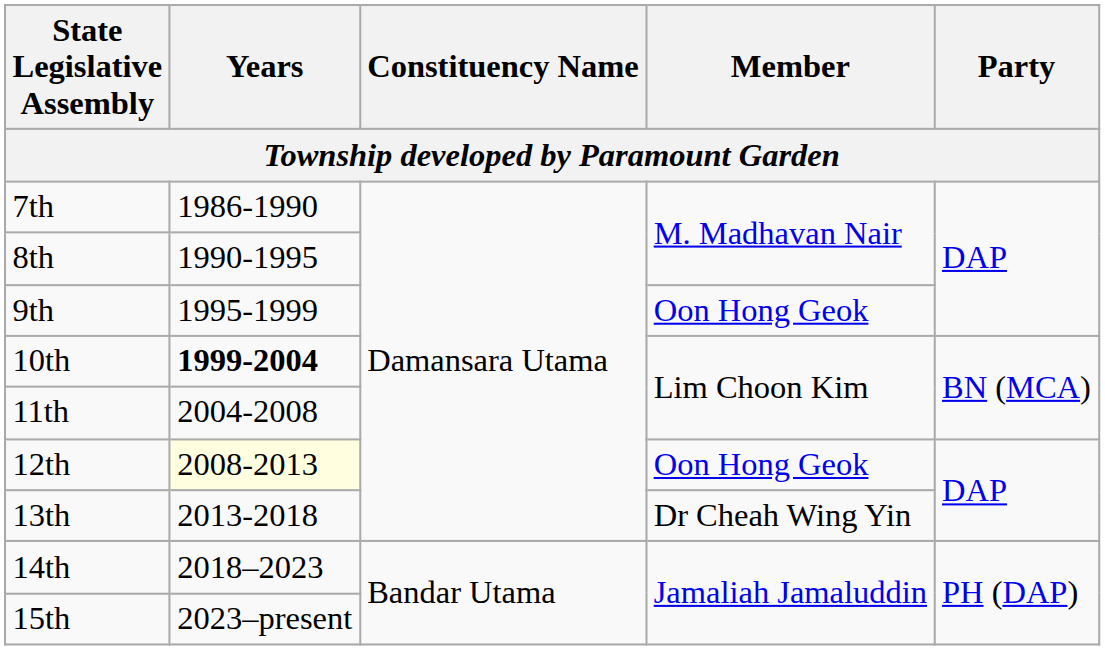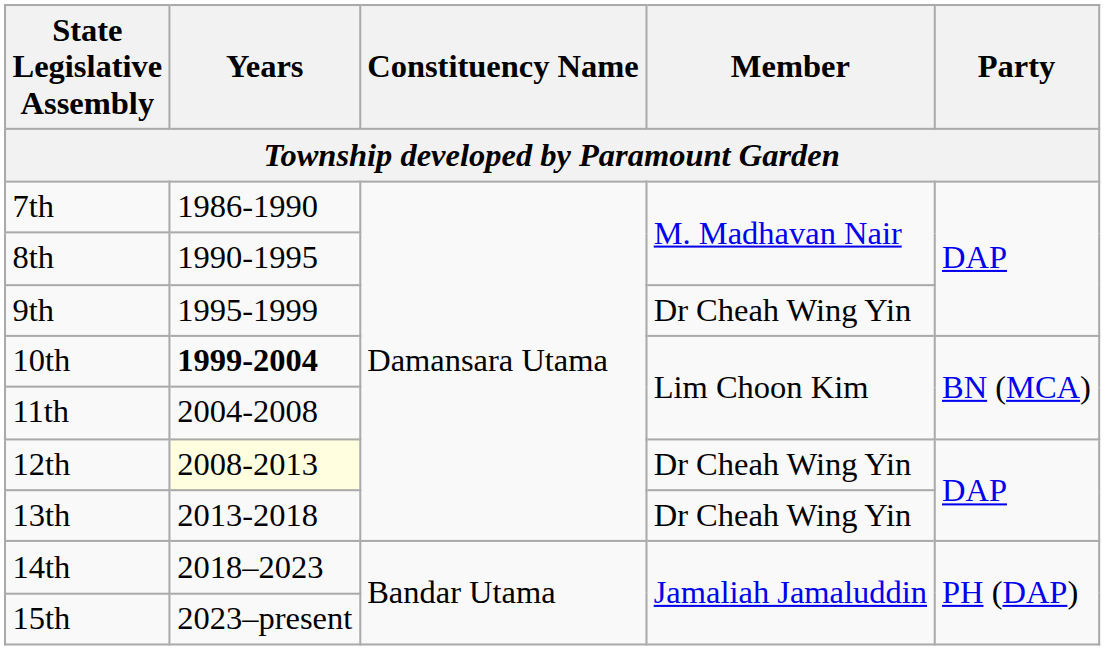(761, 309) Oon Hong Geok -> (783, 309) Dr Cheah Wing Yin
(761, 463) Oon Hong Geok -> (783, 463) Dr Cheah Wing Yin
